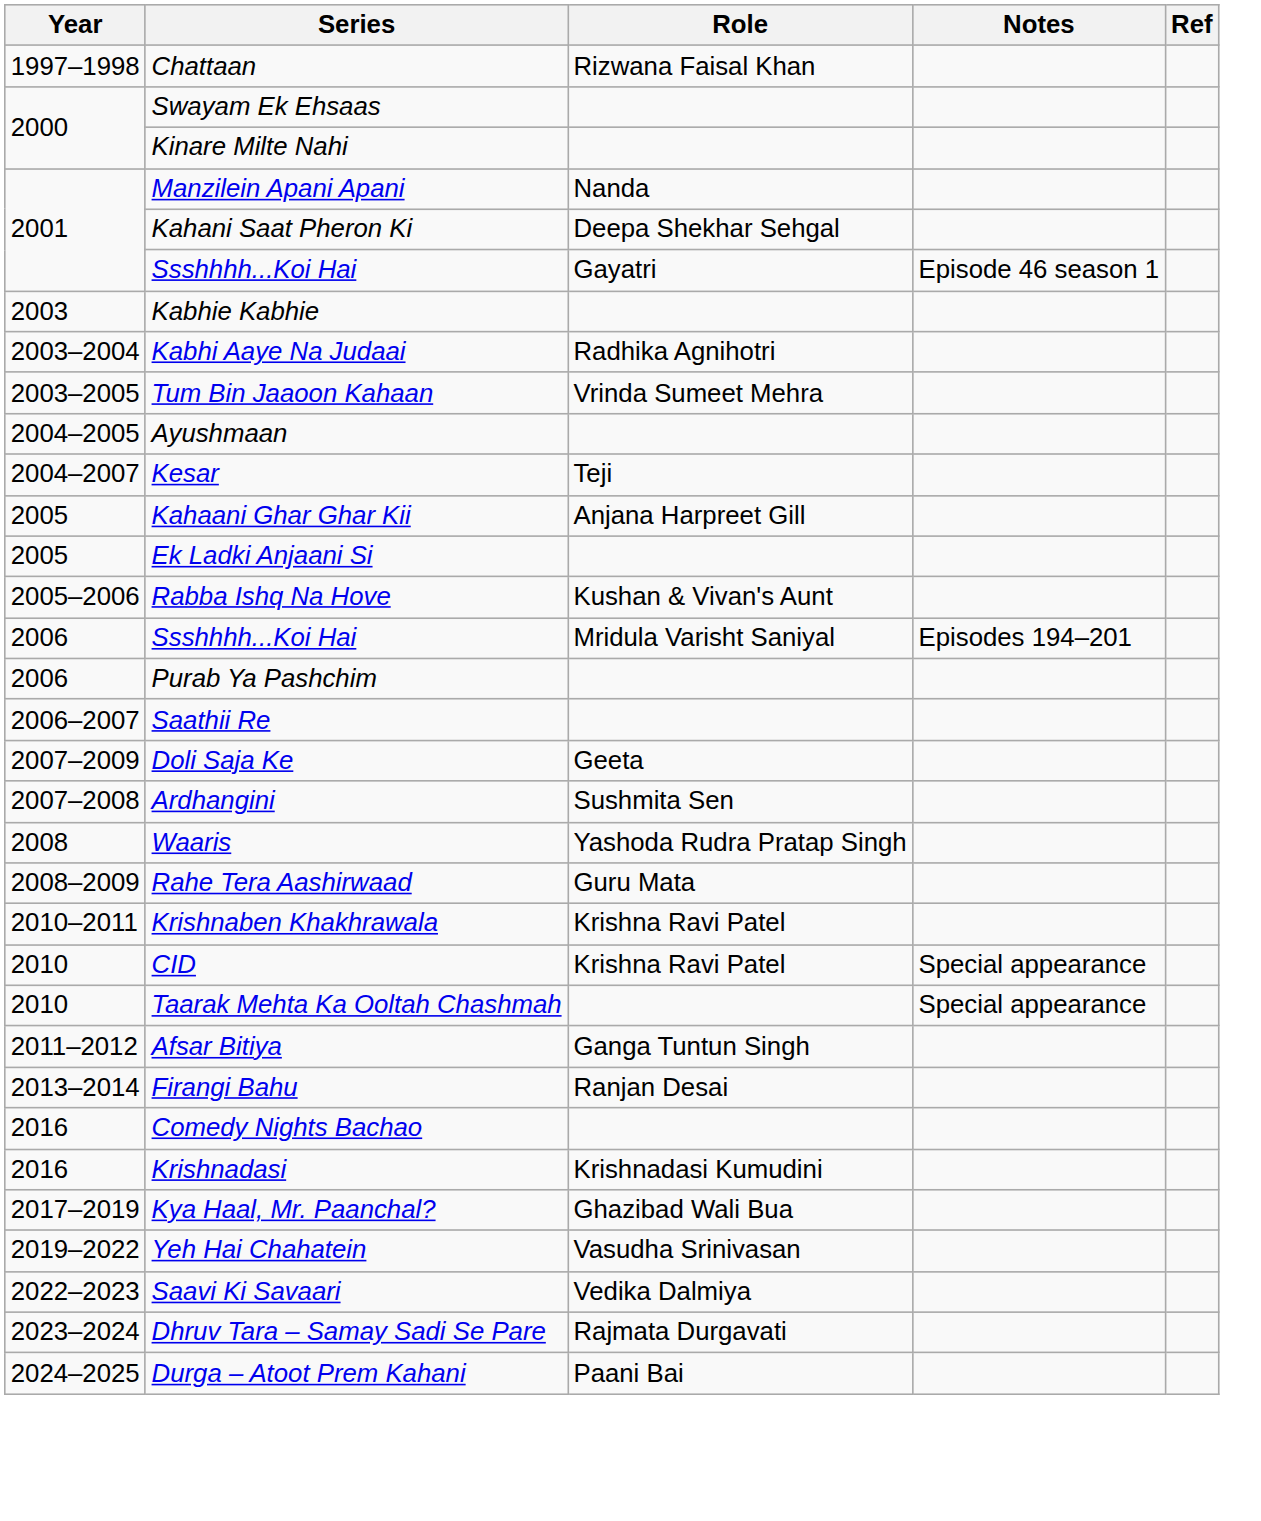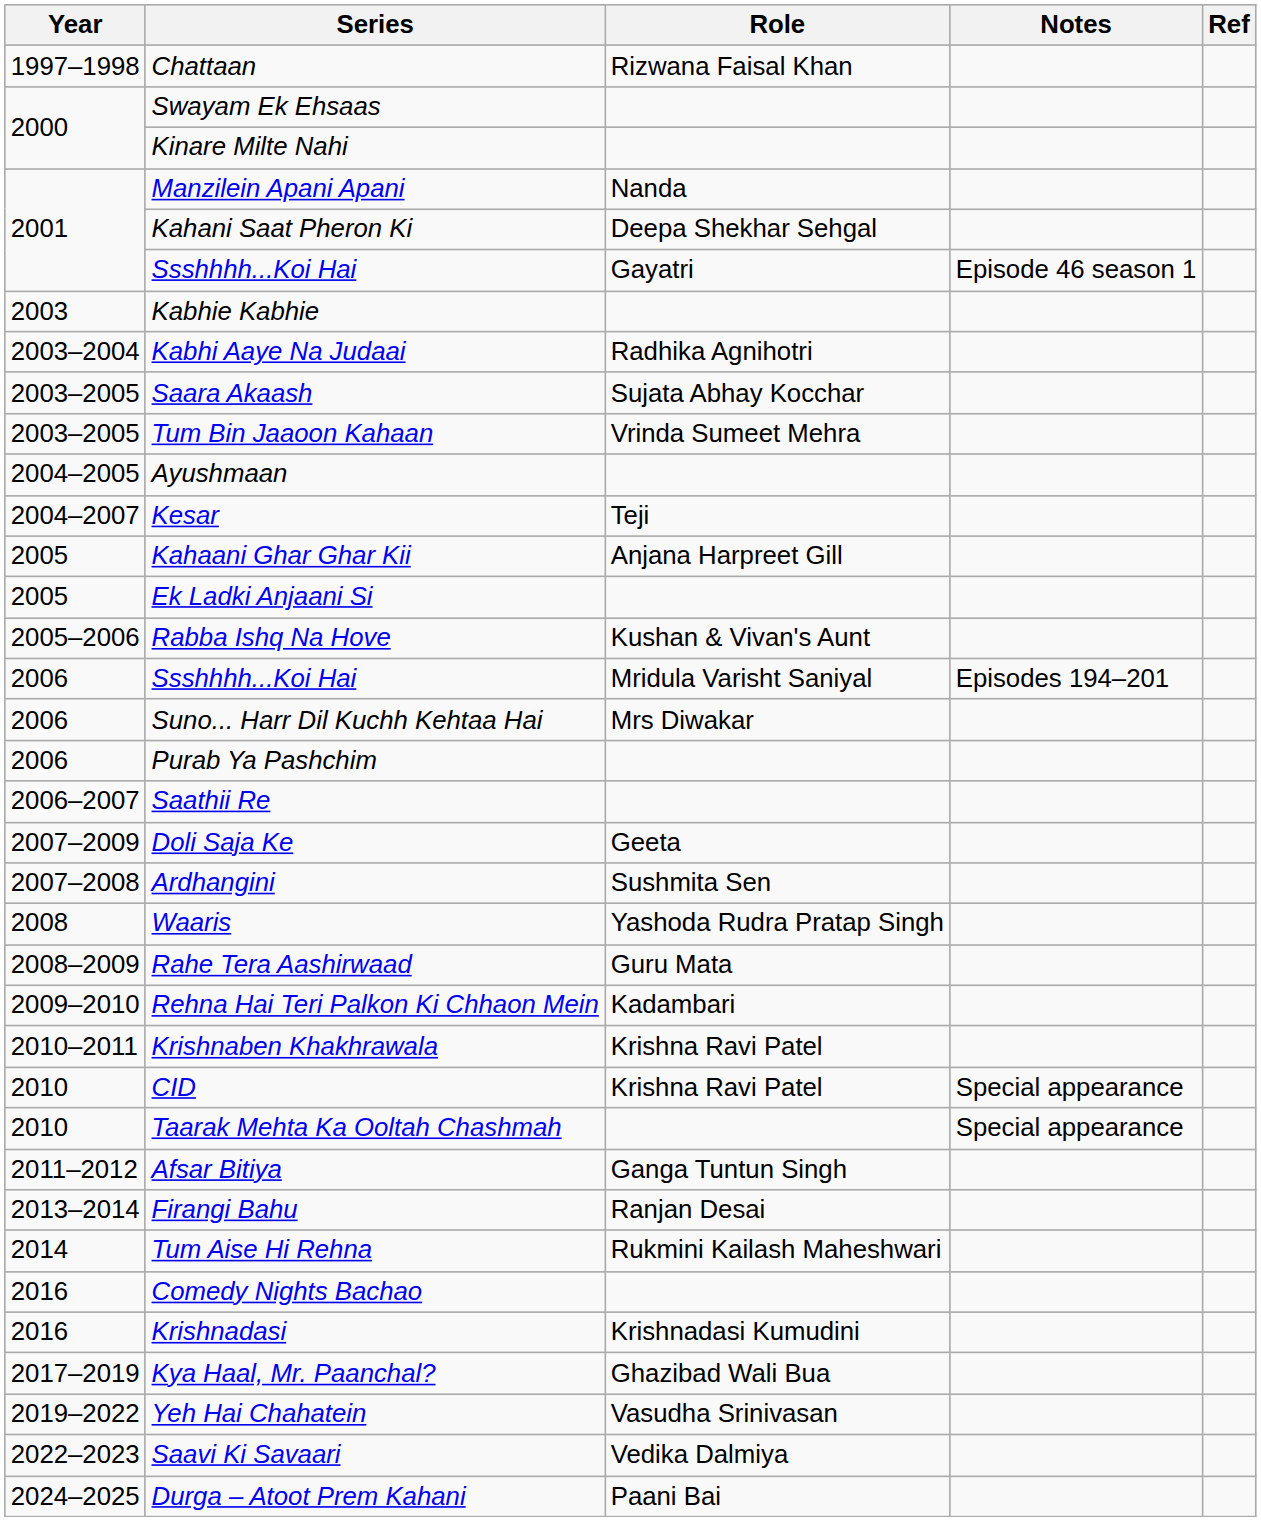+ row: (75, 392)
+ row: (39, 719)
+ row: (75, 1005)
+ row: (39, 1250)
- row: (75, 1332)
